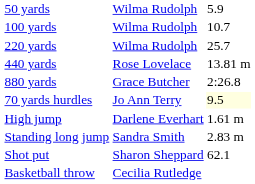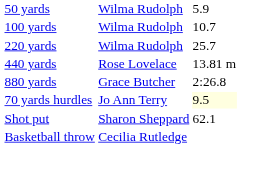- row: (33, 118)
- row: (57, 136)
